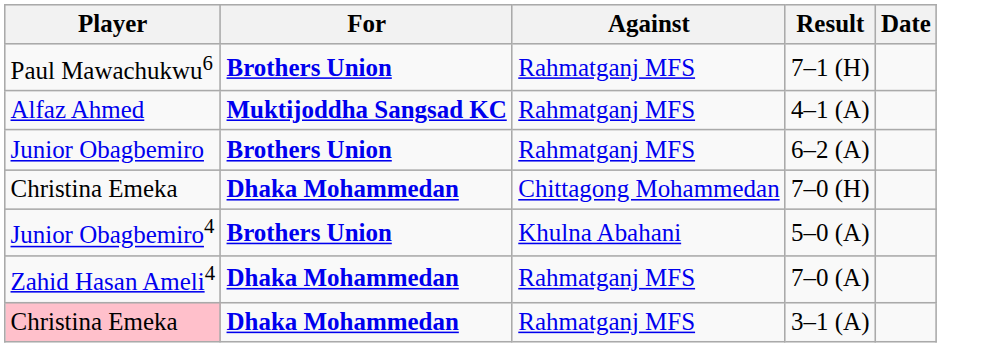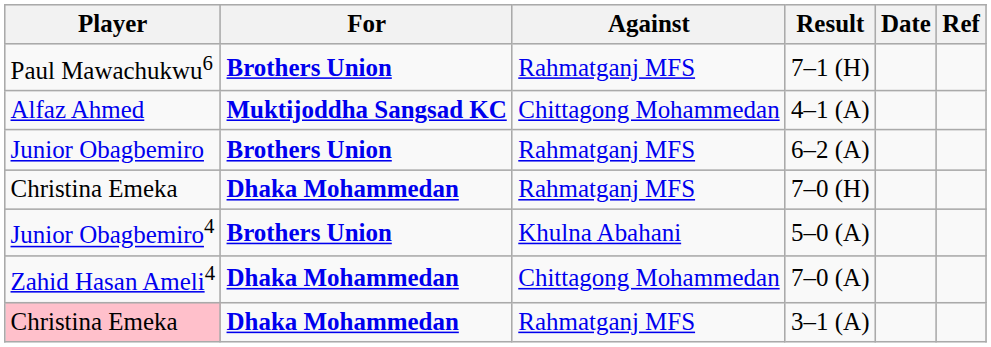+ column: (961, 24)
(607, 110) Rahmatganj MFS -> (649, 110) Chittagong Mohammedan
(649, 189) Chittagong Mohammedan -> (607, 189) Rahmatganj MFS
(607, 278) Rahmatganj MFS -> (649, 278) Chittagong Mohammedan
